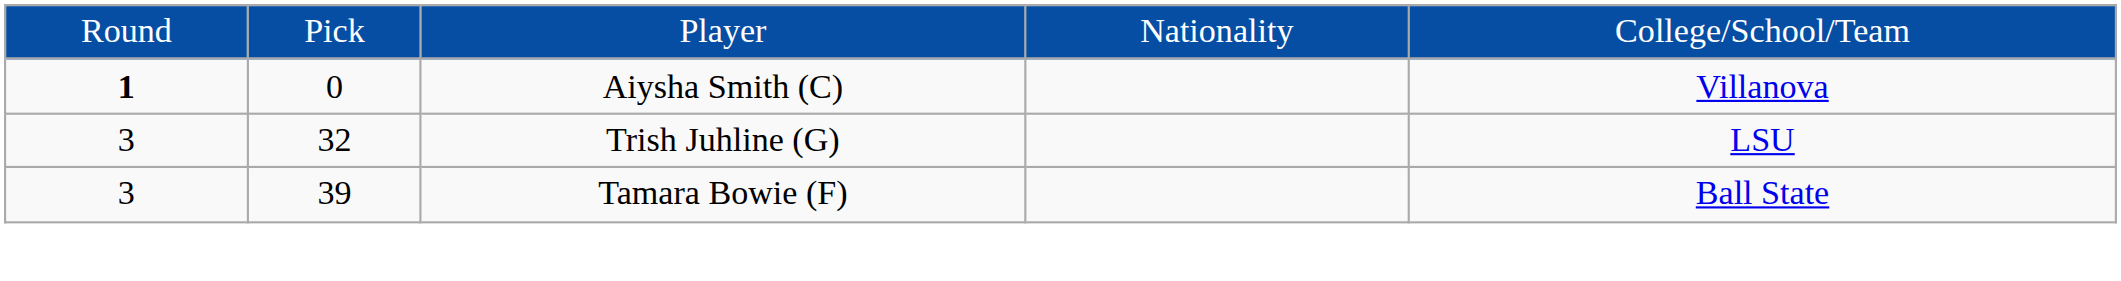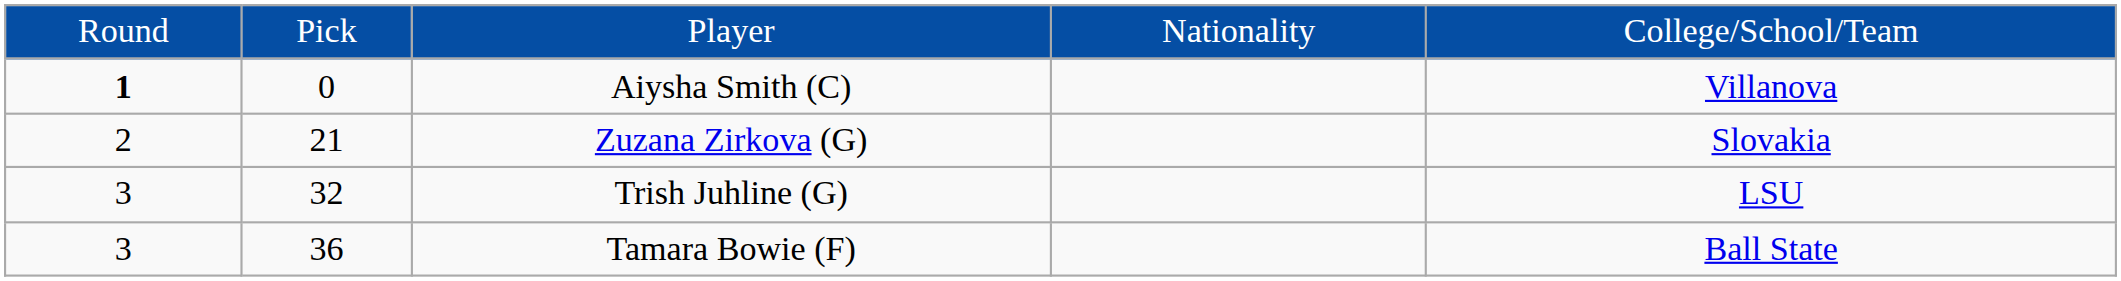+ row: (731, 139)
(334, 193) 39 -> (326, 247) 36
